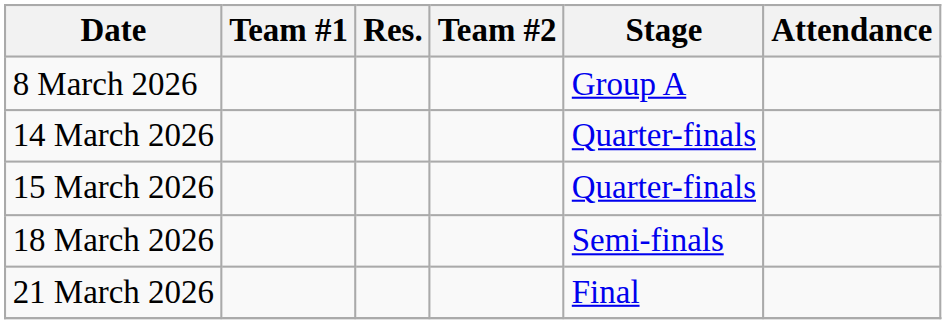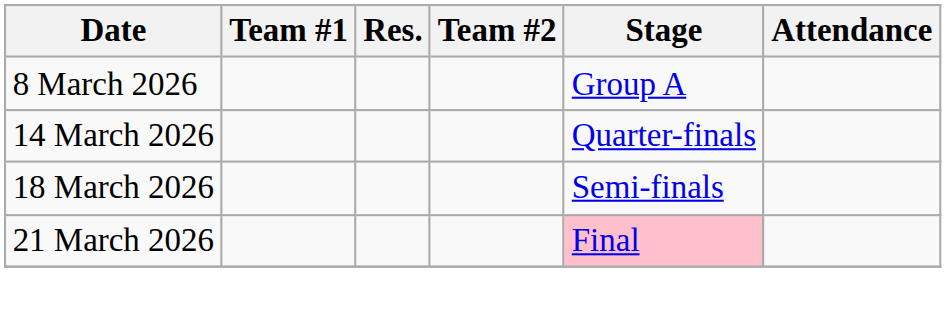- row: (113, 187)
(606, 291) no background -> (606, 239) pink background
